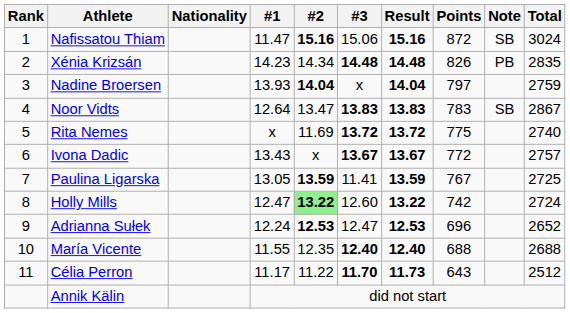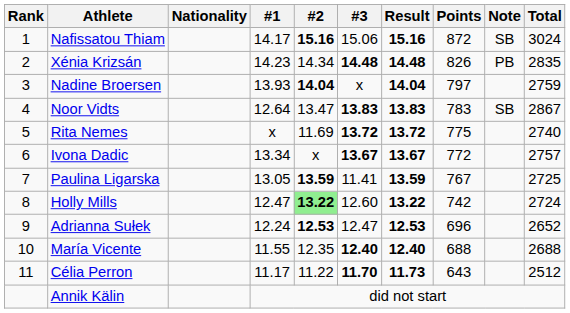(272, 39) 11.47 -> (272, 39) 14.17
(272, 156) 13.43 -> (272, 156) 13.34
